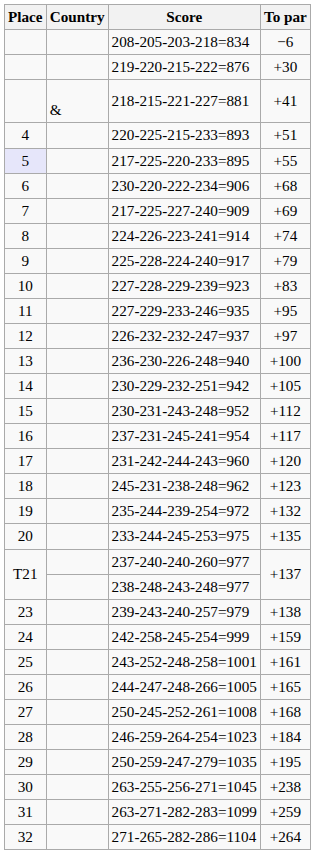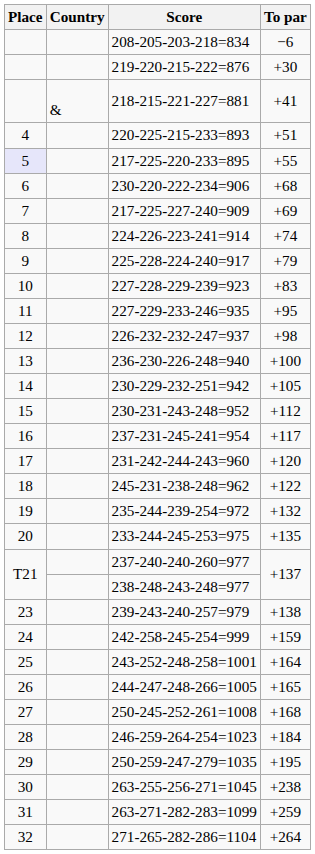(285, 335) +97 -> (285, 335) +98
(285, 486) +123 -> (285, 486) +122
(285, 661) +161 -> (285, 661) +164
